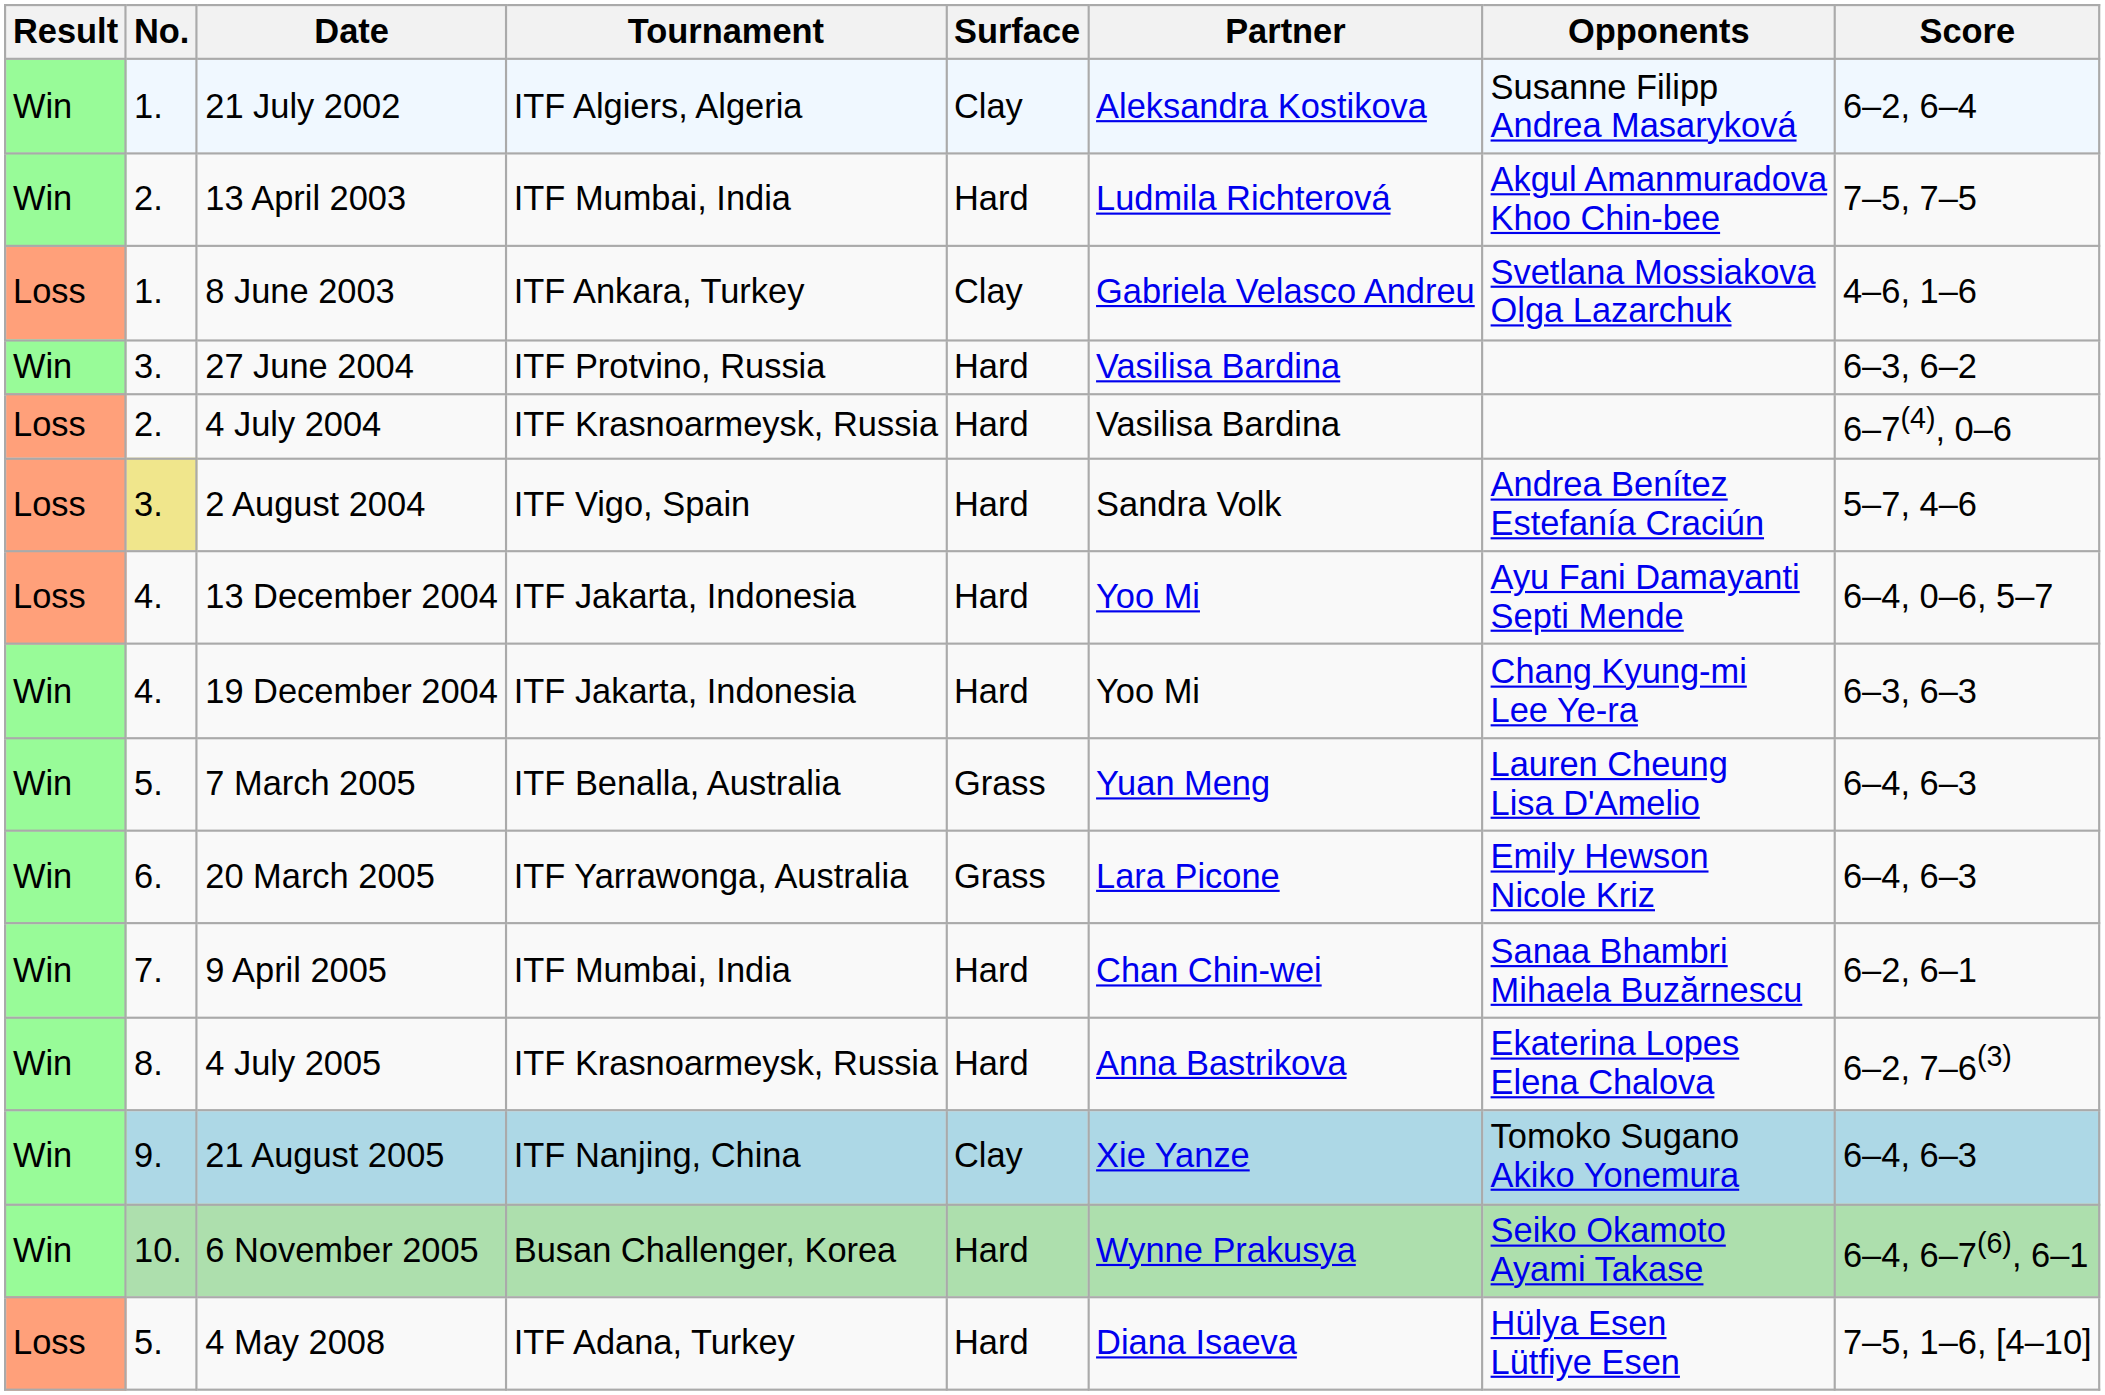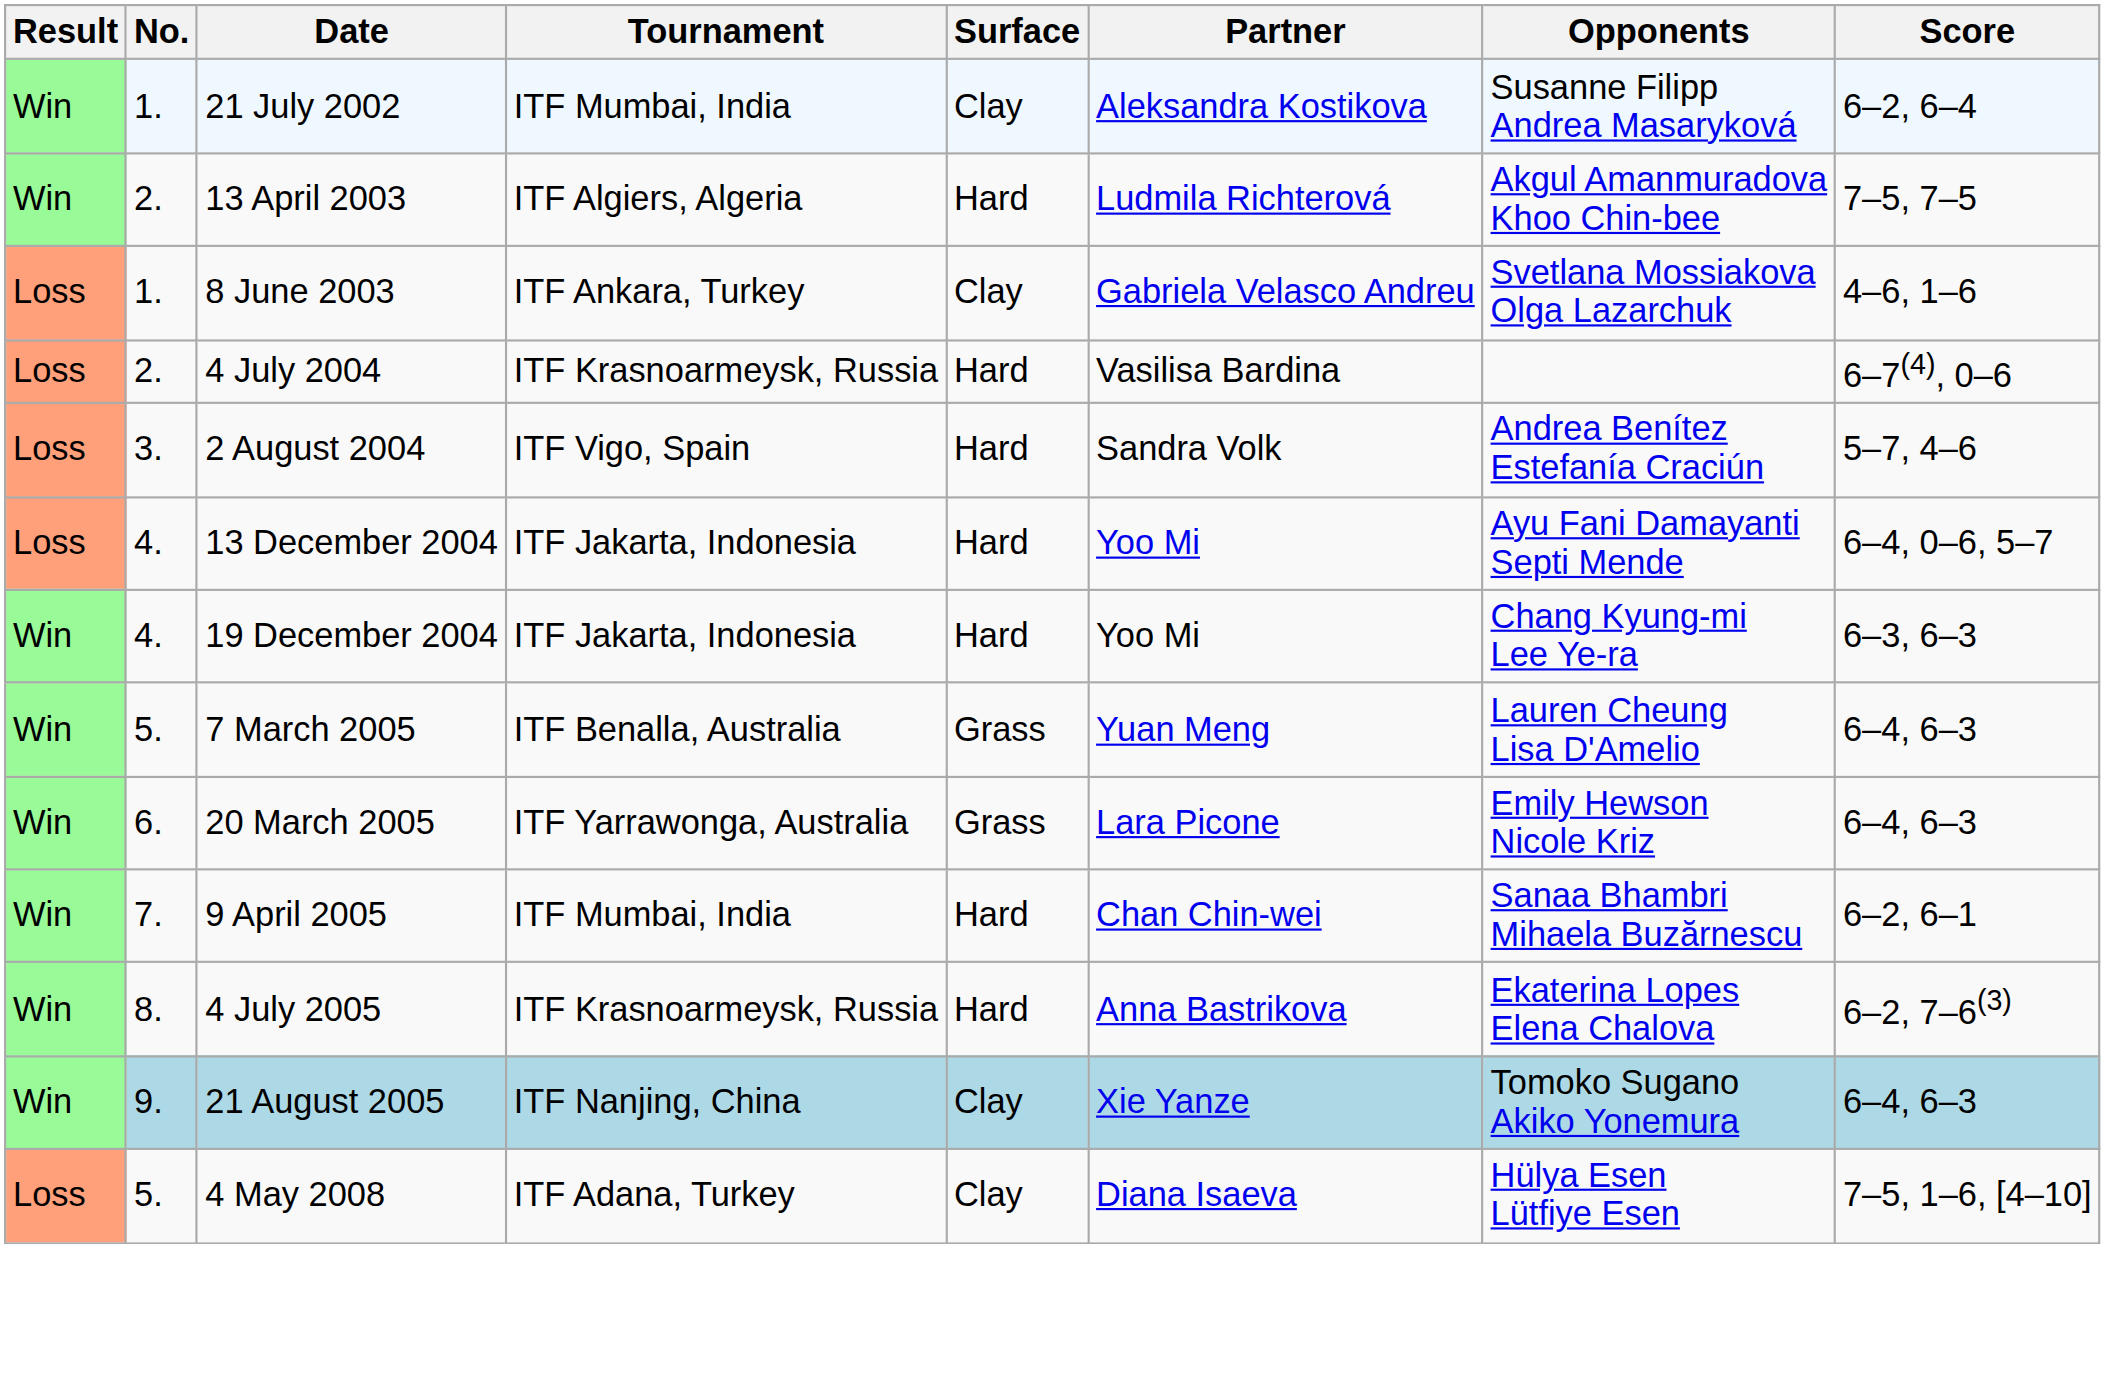(658, 105) ITF Algiers, Algeria -> (652, 105) ITF Mumbai, India
(652, 198) ITF Mumbai, India -> (658, 198) ITF Algiers, Algeria
- row: (310, 366)
(148, 503) khaki background -> (148, 449) no background
- row: (342, 1249)
(991, 1343) Hard -> (988, 1195) Clay
